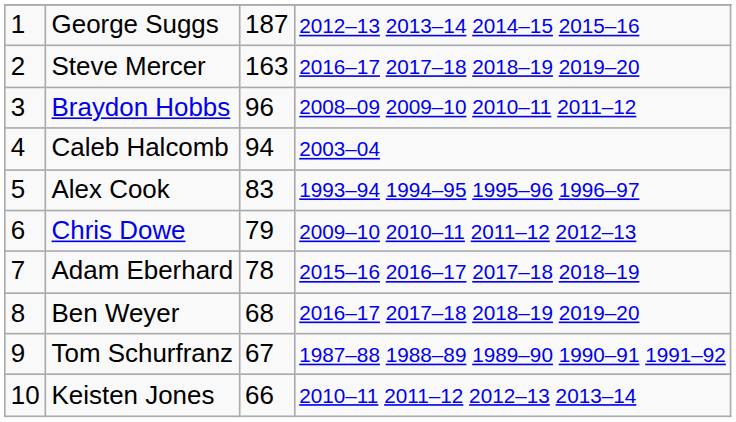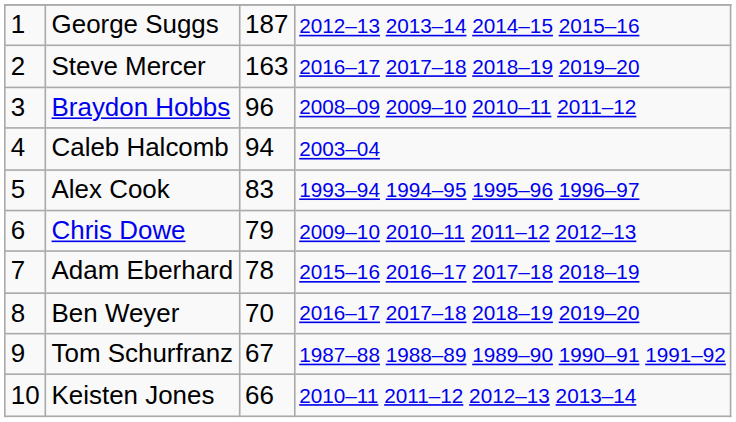(259, 312) 68 -> (259, 312) 70
